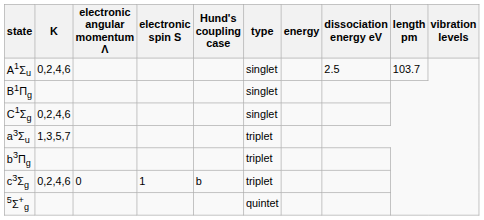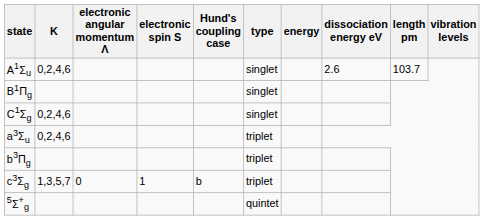(332, 69) 2.5 -> (332, 69) 2.6
(54, 136) 1,3,5,7 -> (54, 136) 0,2,4,6
(54, 181) 0,2,4,6 -> (54, 181) 1,3,5,7
